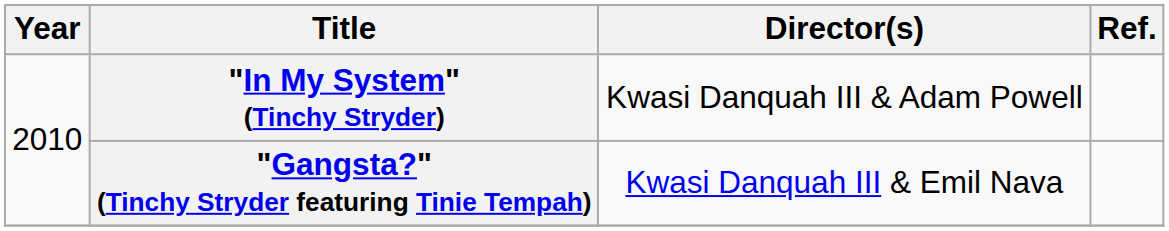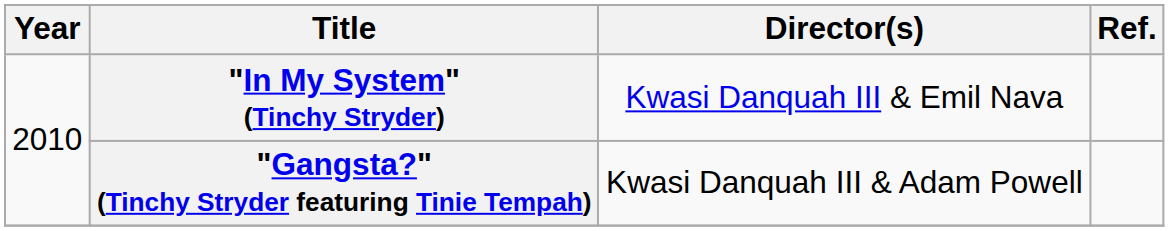(844, 97) Kwasi Danquah III & Adam Powell -> (844, 97) Kwasi Danquah III & Emil Nava
(844, 182) Kwasi Danquah III & Emil Nava -> (844, 182) Kwasi Danquah III & Adam Powell
